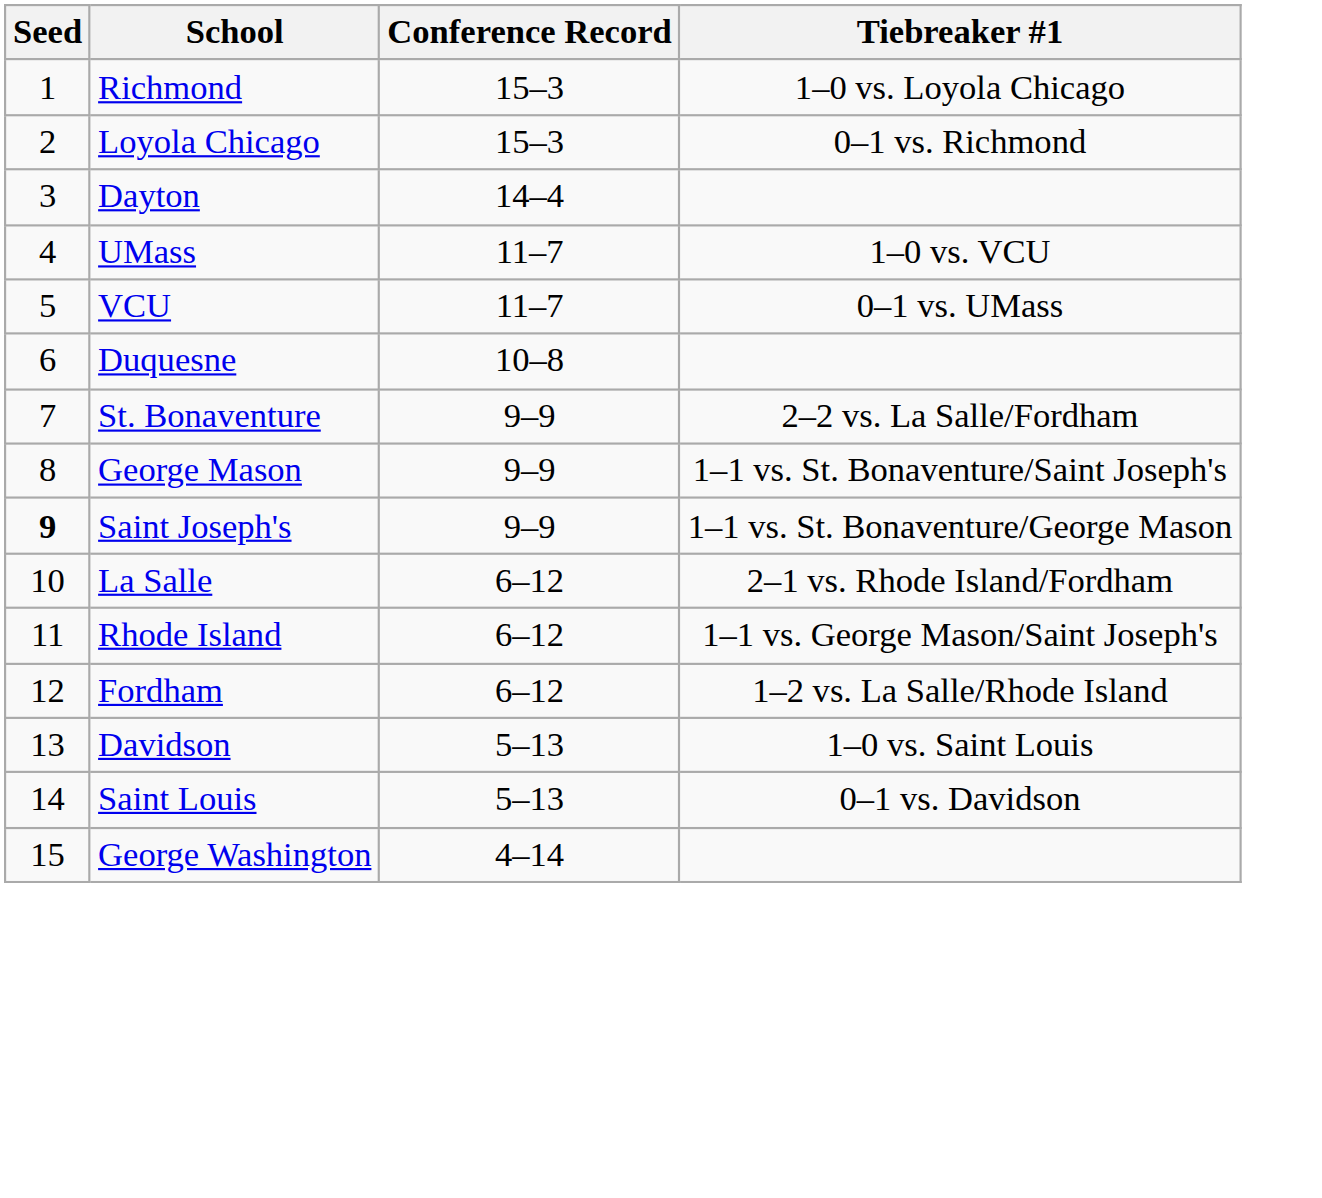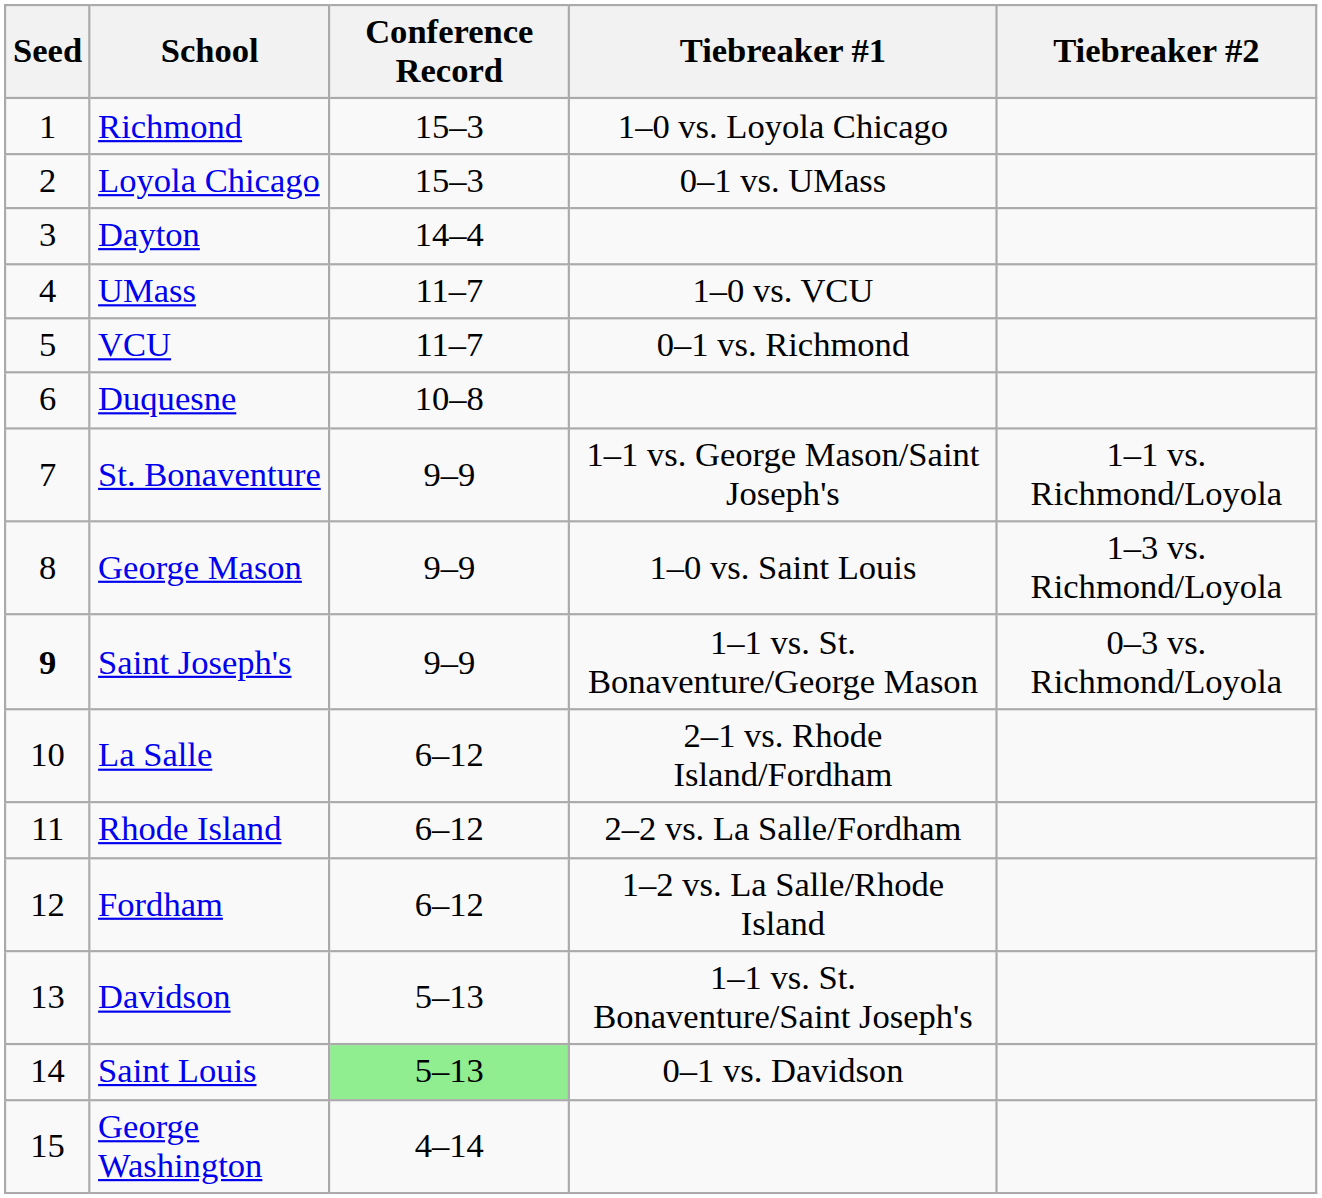+ column: (1156, 51)
(960, 141) 0–1 vs. Richmond -> (783, 180) 0–1 vs. UMass
(960, 305) 0–1 vs. UMass -> (783, 344) 0–1 vs. Richmond
(960, 415) 2–2 vs. La Salle/Fordham -> (783, 473) 1–1 vs. George Mason/Saint Joseph's
(960, 470) 1–1 vs. St. Bonaventure/Saint Joseph's -> (783, 567) 1–0 vs. Saint Louis
(960, 634) 1–1 vs. George Mason/Saint Joseph's -> (783, 829) 2–2 vs. La Salle/Fordham
(960, 744) 1–0 vs. Saint Louis -> (783, 997) 1–1 vs. St. Bonaventure/Saint Joseph's
(530, 799) no background -> (449, 1071) lightgreen background
